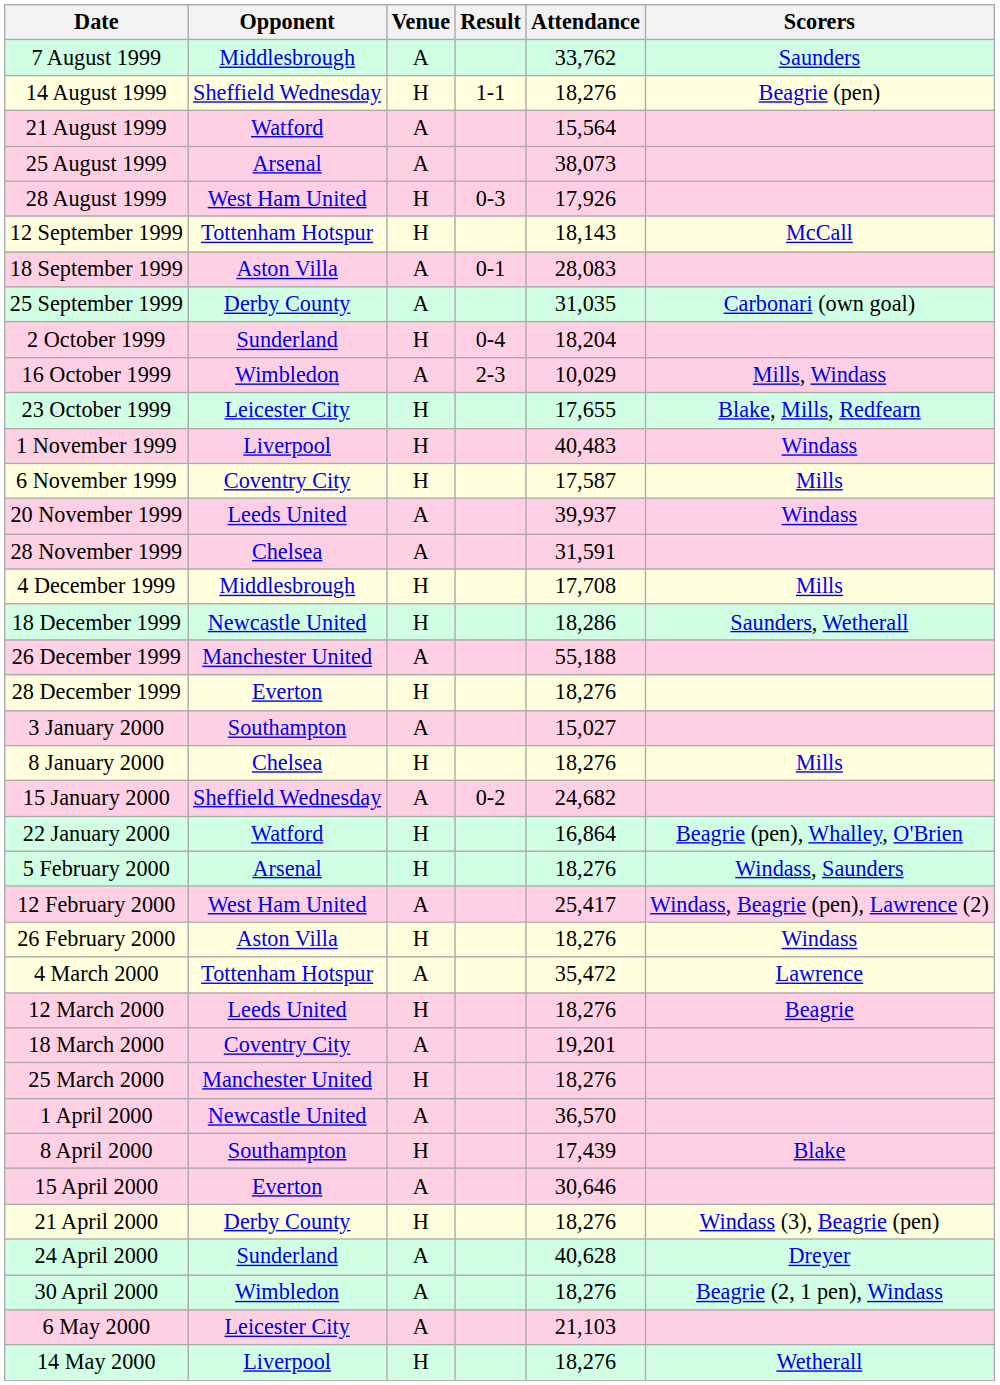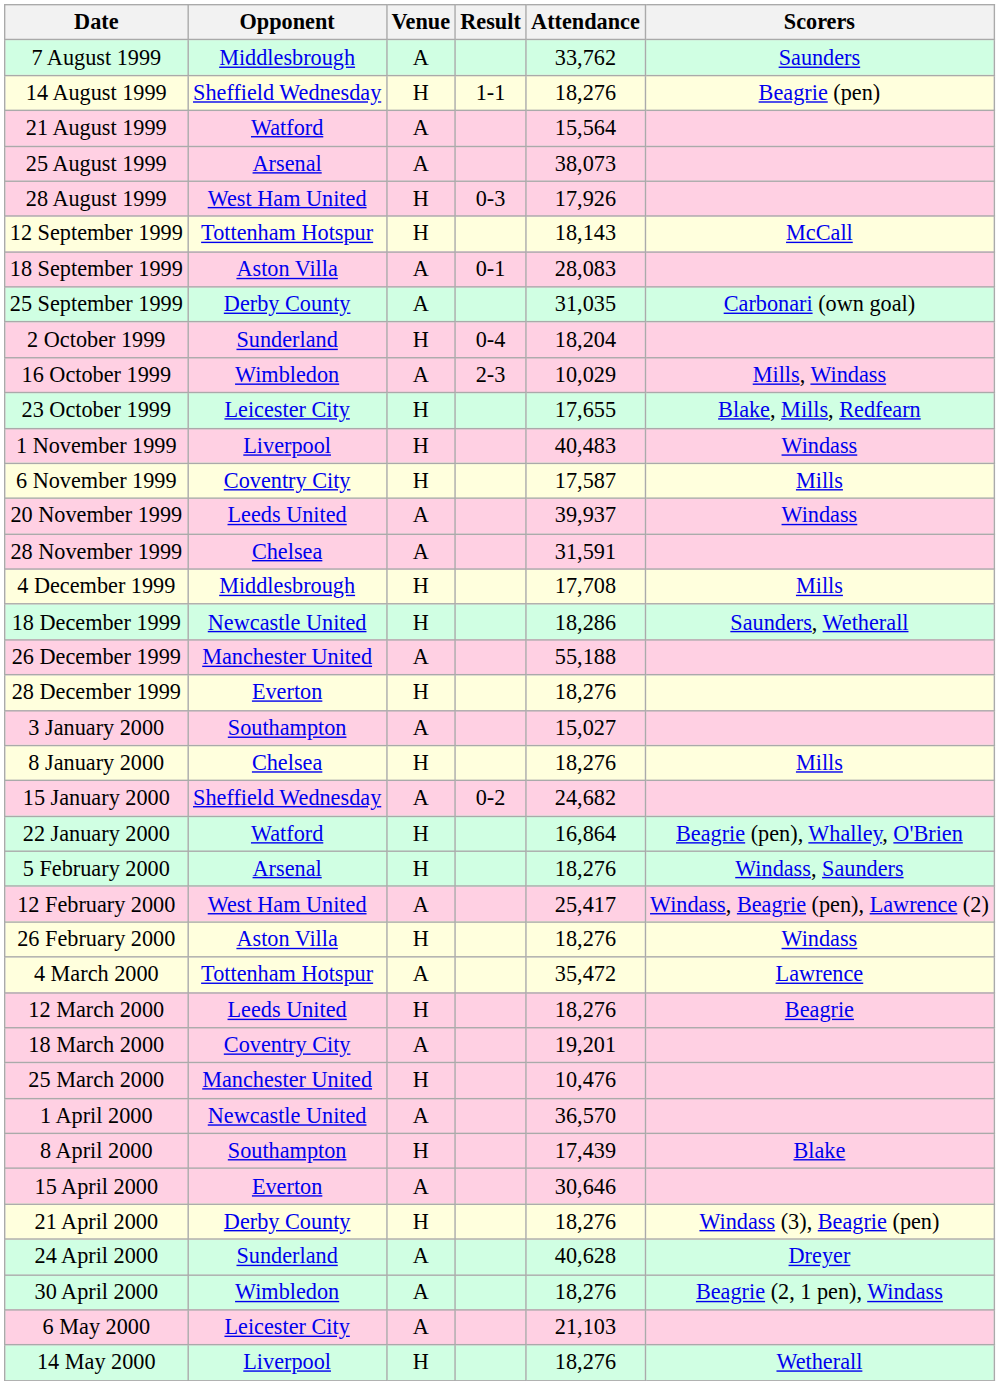(585, 1080) 18,276 -> (585, 1080) 10,476
